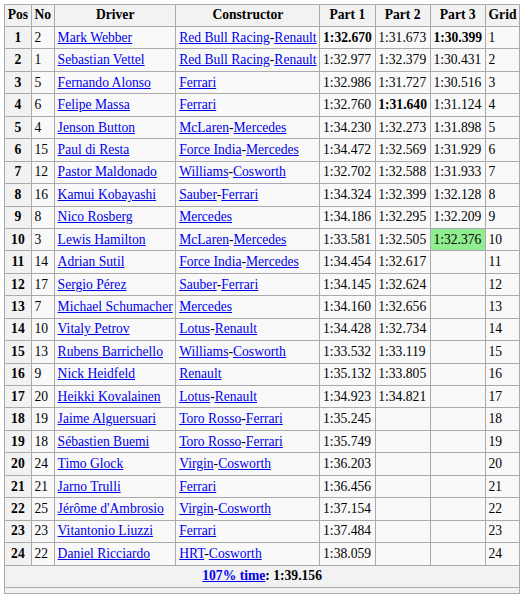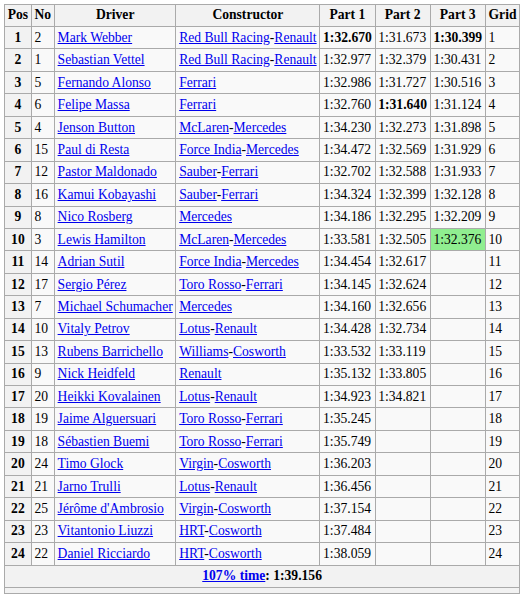(233, 172) Williams-Cosworth -> (219, 172) Sauber-Ferrari
(219, 284) Sauber-Ferrari -> (231, 284) Toro Rosso-Ferrari
(198, 486) Ferrari -> (218, 486) Lotus-Renault
(198, 531) Ferrari -> (220, 531) HRT-Cosworth
